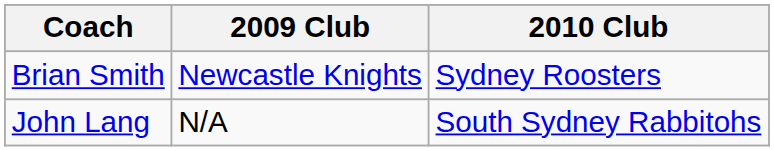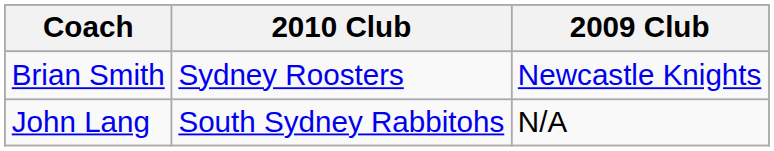columns swapped: (300, 27) <-> (598, 27)
